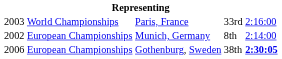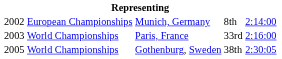rows swapped: (173, 36) <-> (162, 21)
(14, 50) 2006 -> (14, 50) 2005
(80, 50) European Championships -> (73, 50) World Championships
(261, 50) bold -> (261, 50) normal
